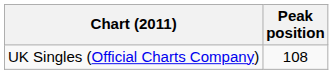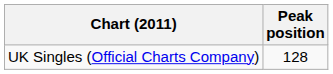(295, 57) 108 -> (295, 57) 128
